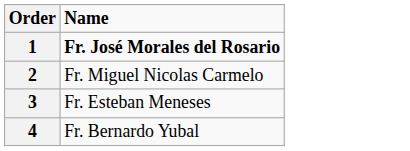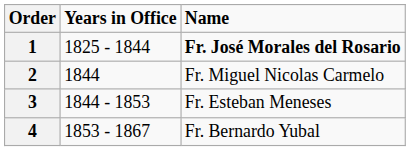+ column: (120, 18)
